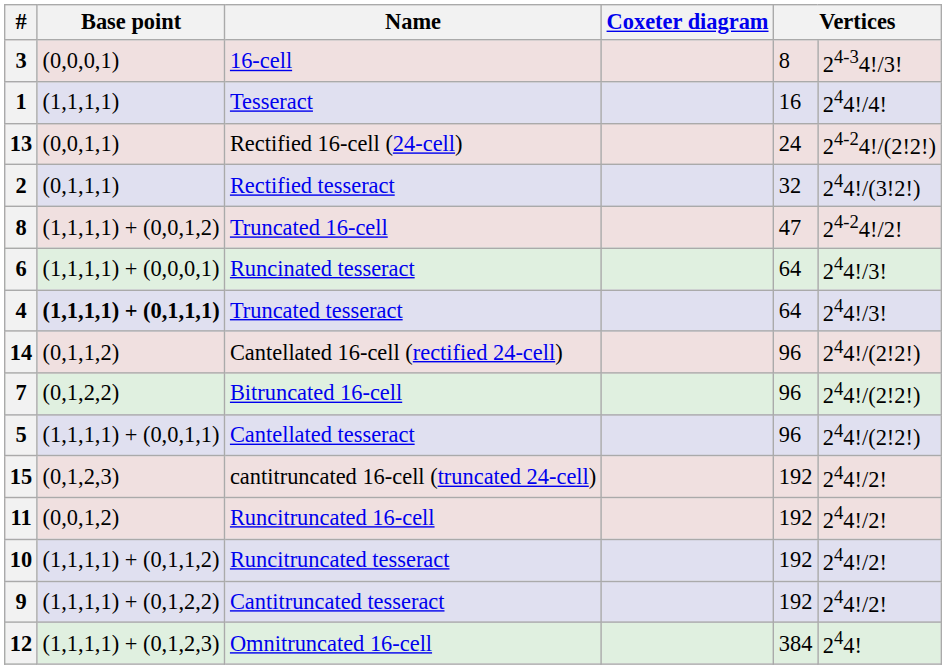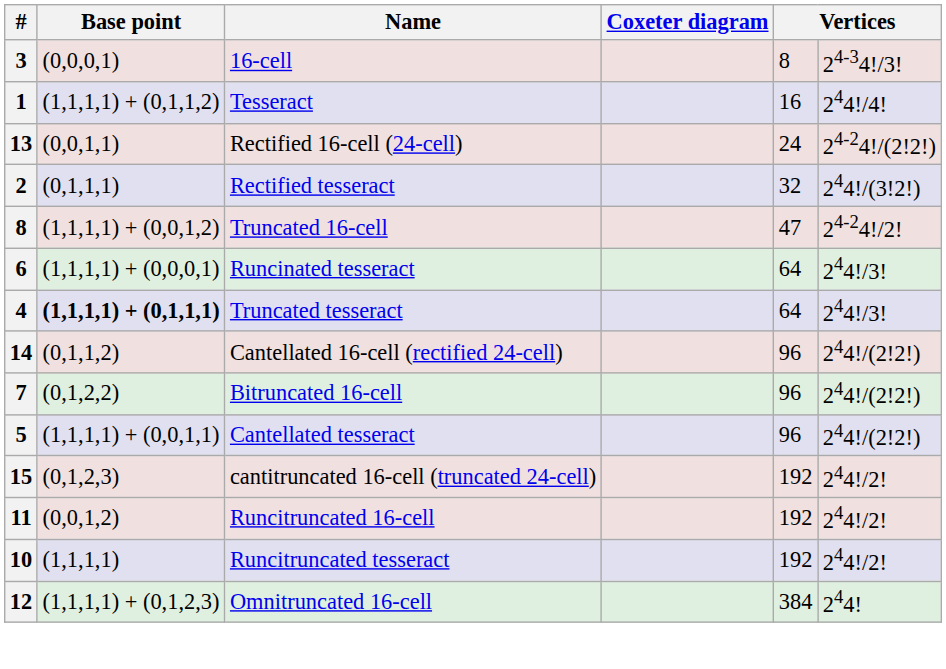(81, 102) (1,1,1,1) -> (131, 102) (1,1,1,1) + (0,1,1,2)
(131, 559) (1,1,1,1) + (0,1,1,2) -> (81, 559) (1,1,1,1)
- row: (337, 601)
